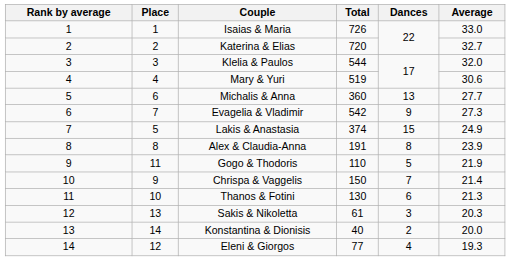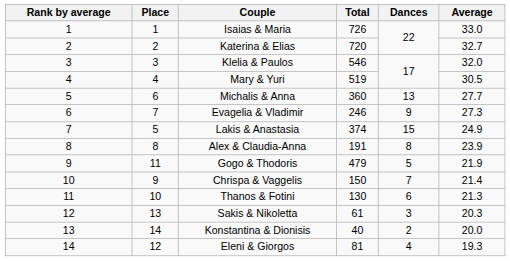(357, 63) 544 -> (357, 63) 546
(472, 79) 30.6 -> (472, 79) 30.5
(357, 113) 542 -> (357, 113) 246
(357, 163) 110 -> (357, 163) 479
(357, 247) 77 -> (357, 247) 81
